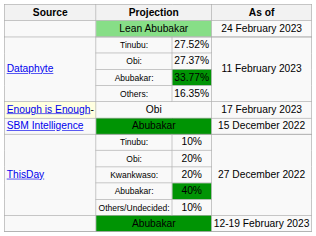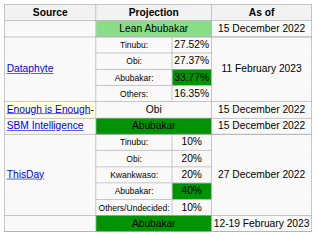(262, 28) 24 February 2023 -> (262, 28) 15 December 2022
(262, 110) 17 February 2023 -> (262, 110) 15 December 2022
